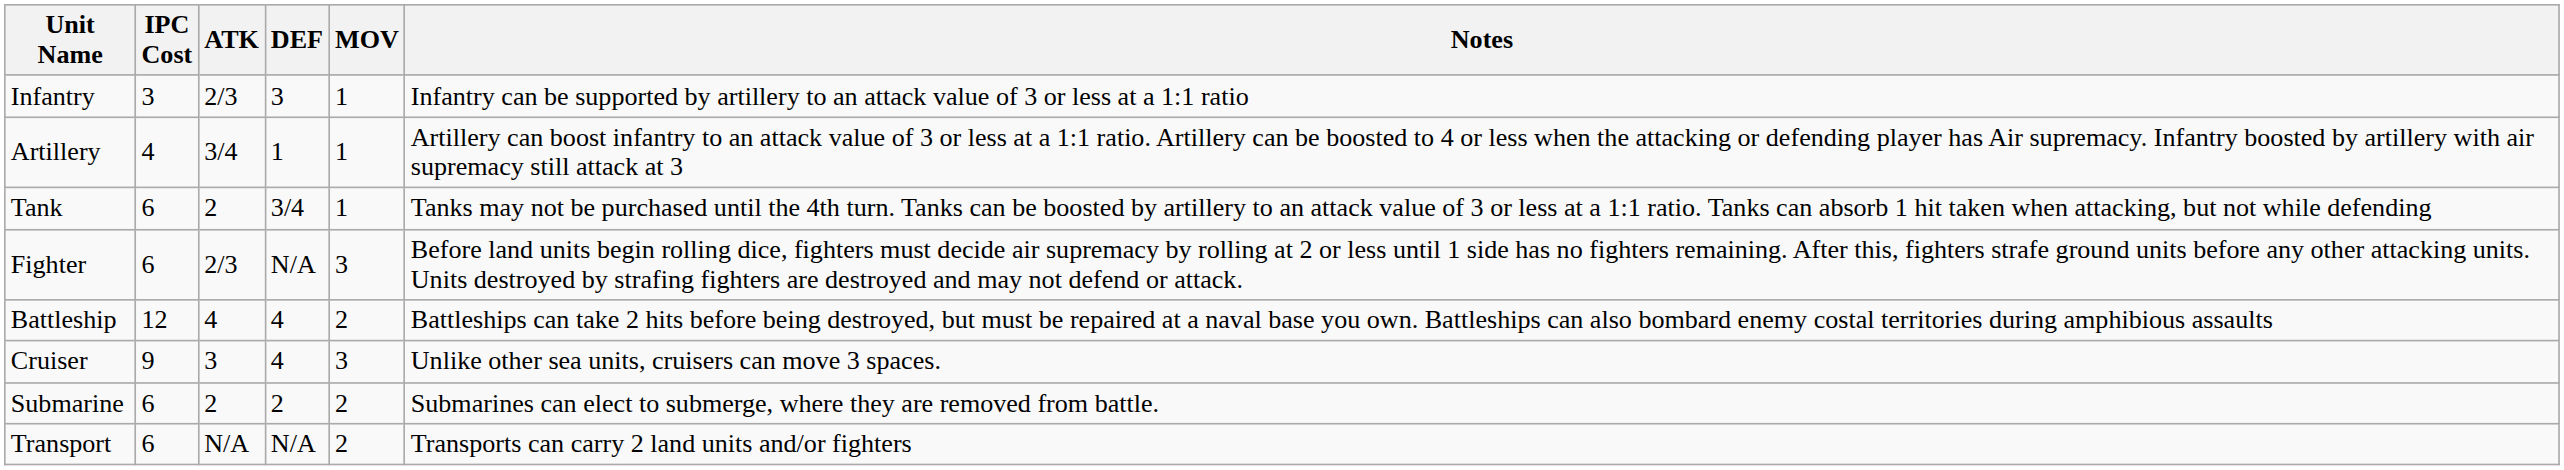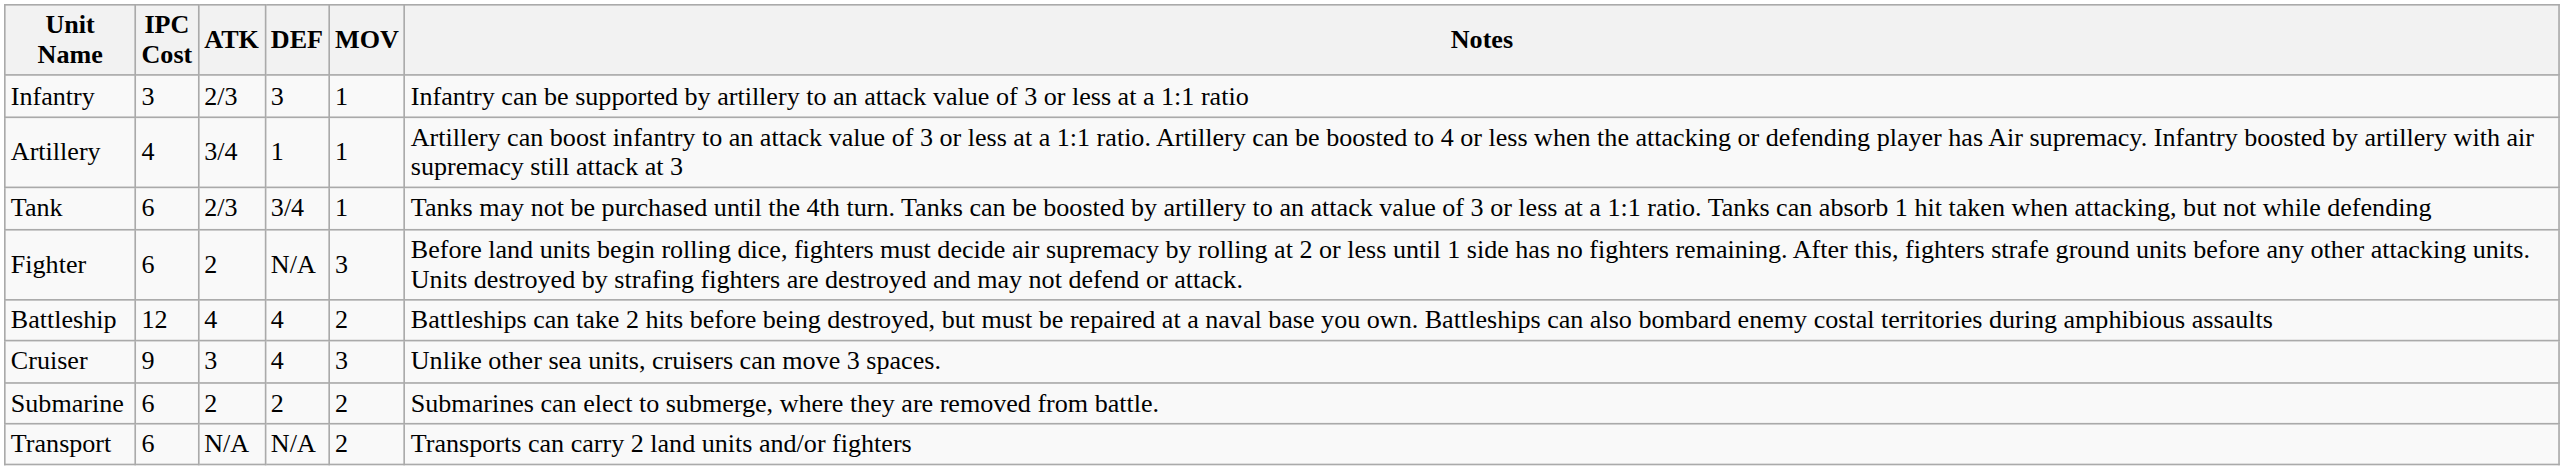(211, 207) 2 -> (221, 207) 2/3
(221, 263) 2/3 -> (211, 263) 2
